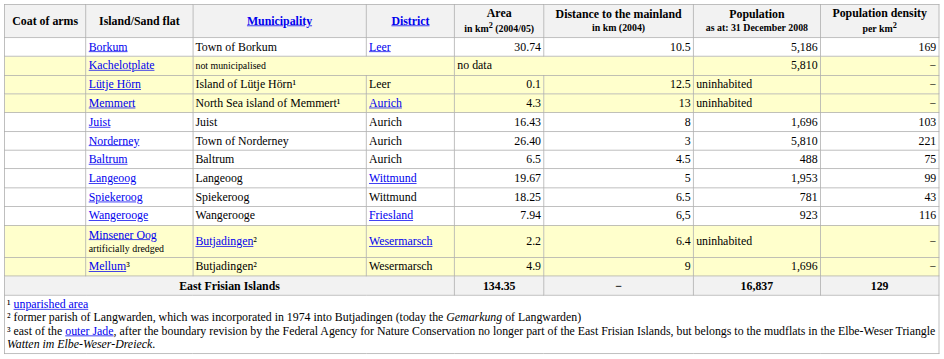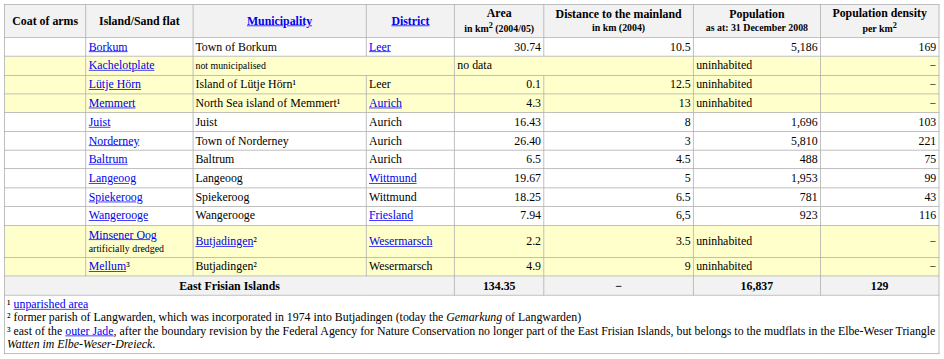(804, 65) 5,810 -> (724, 65) uninhabited
(683, 241) 6.4 -> (683, 241) 3.5
(804, 266) 1,696 -> (724, 266) uninhabited
